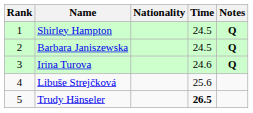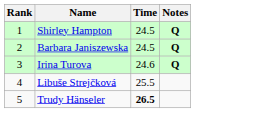- column: (159, 13)
(202, 82) 25.6 -> (145, 82) 25.5
